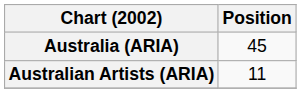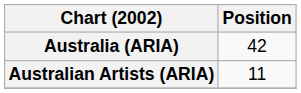(257, 46) 45 -> (257, 46) 42
